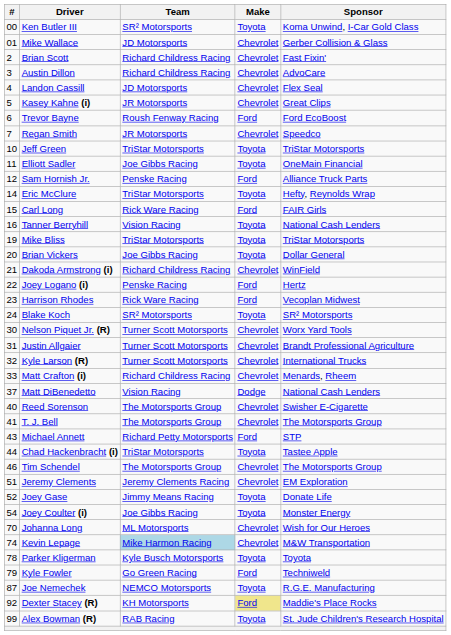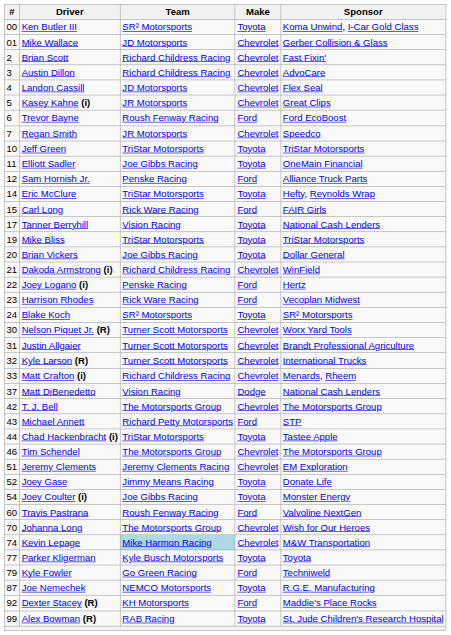(12, 224) 16 -> (12, 224) 17
- row: (55, 406)
(12, 421) 41 -> (12, 406) 42
+ row: (55, 512)
(155, 528) ML Motorsports -> (172, 528) The Motorsports Group
(12, 558) 78 -> (12, 558) 77
(247, 603) khaki background -> (247, 603) no background
